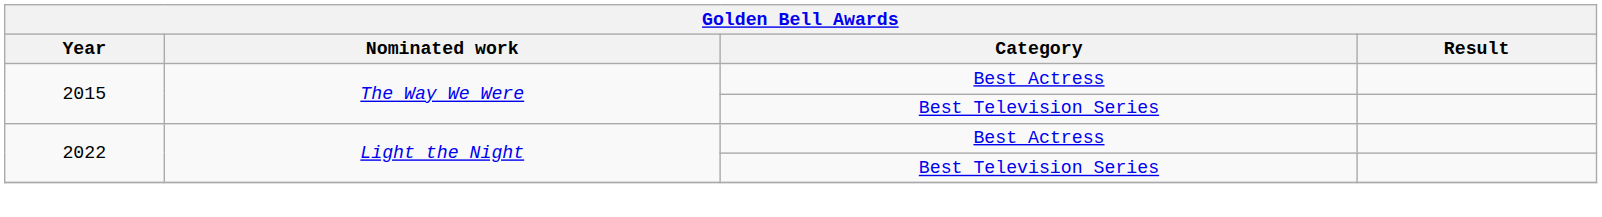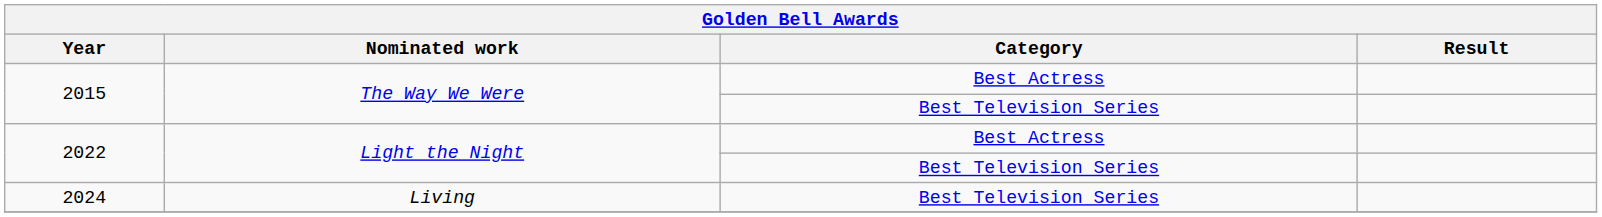+ row: (84, 198)
